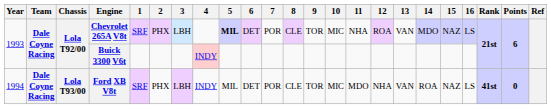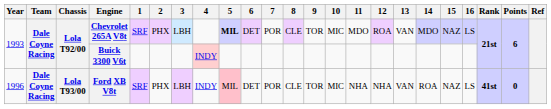(358, 31) NHA -> (358, 31) MDO
(15, 86) 1994 -> (15, 86) 1996
(230, 86) no background -> (230, 86) pink background
(358, 86) MDO -> (358, 86) NHA
